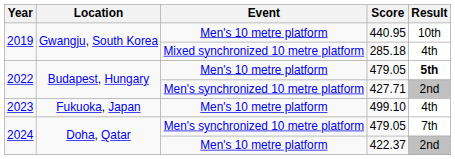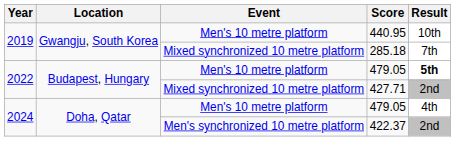(429, 51) 4th -> (429, 51) 7th
(264, 88) Men's synchronized 10 metre platform -> (264, 88) Mixed synchronized 10 metre platform
- row: (20, 107)
(264, 126) Men's synchronized 10 metre platform -> (264, 107) Men's 10 metre platform
(429, 126) 7th -> (429, 107) 4th
(264, 145) Men's 10 metre platform -> (264, 126) Men's synchronized 10 metre platform
